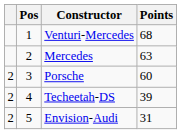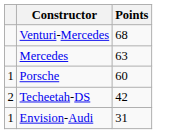- column: (29, 14)
(11, 76) 2 -> (11, 76) 1
(146, 96) 39 -> (121, 96) 42
(11, 117) 2 -> (11, 117) 1
